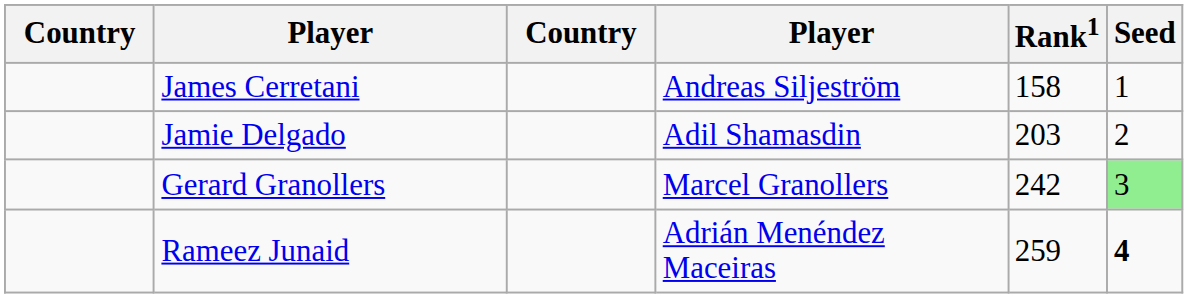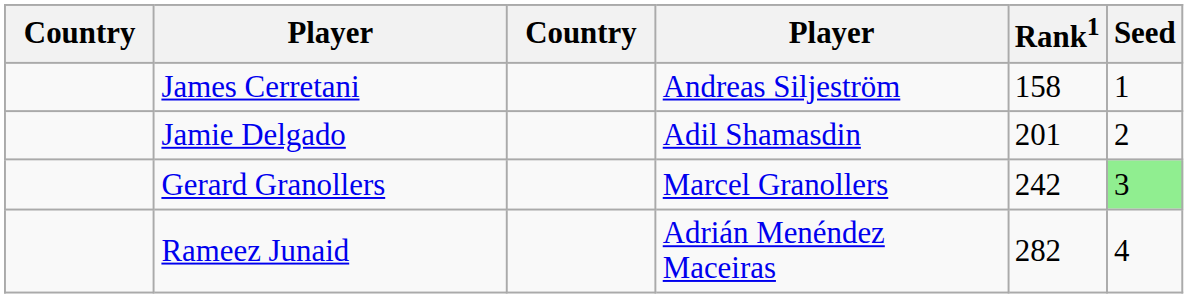(1038, 135) 203 -> (1038, 135) 201
(1038, 250) 259 -> (1038, 250) 282
(1122, 250) bold -> (1122, 250) normal
